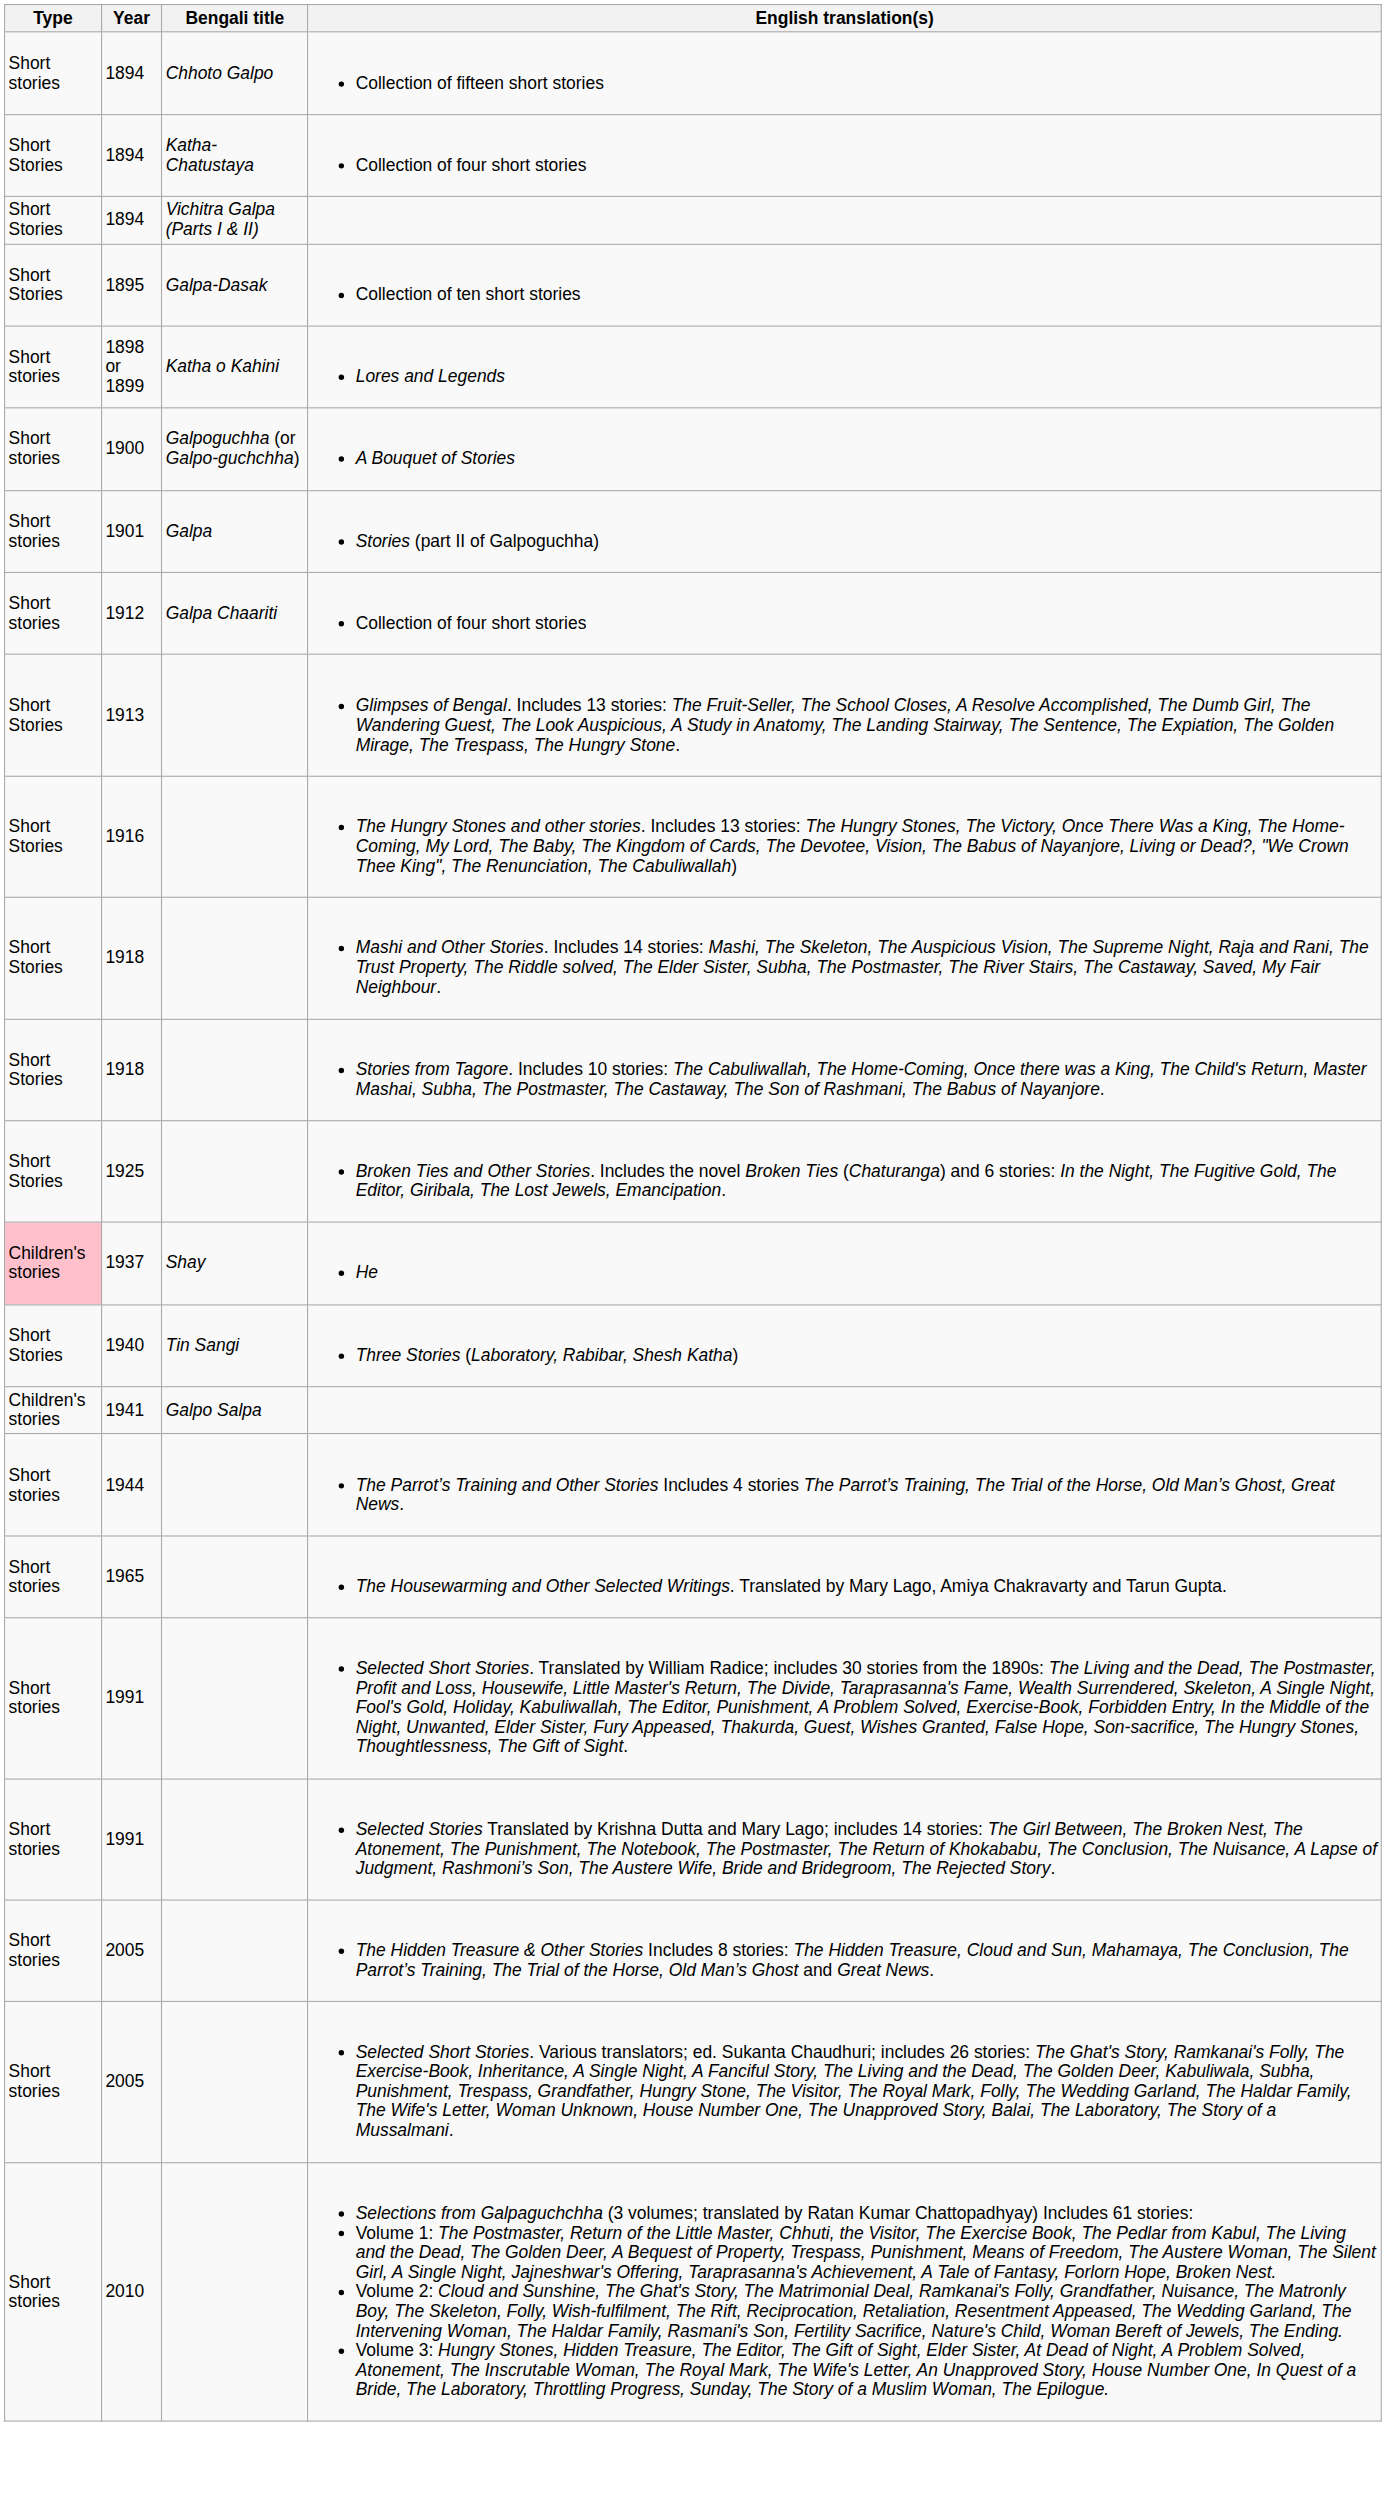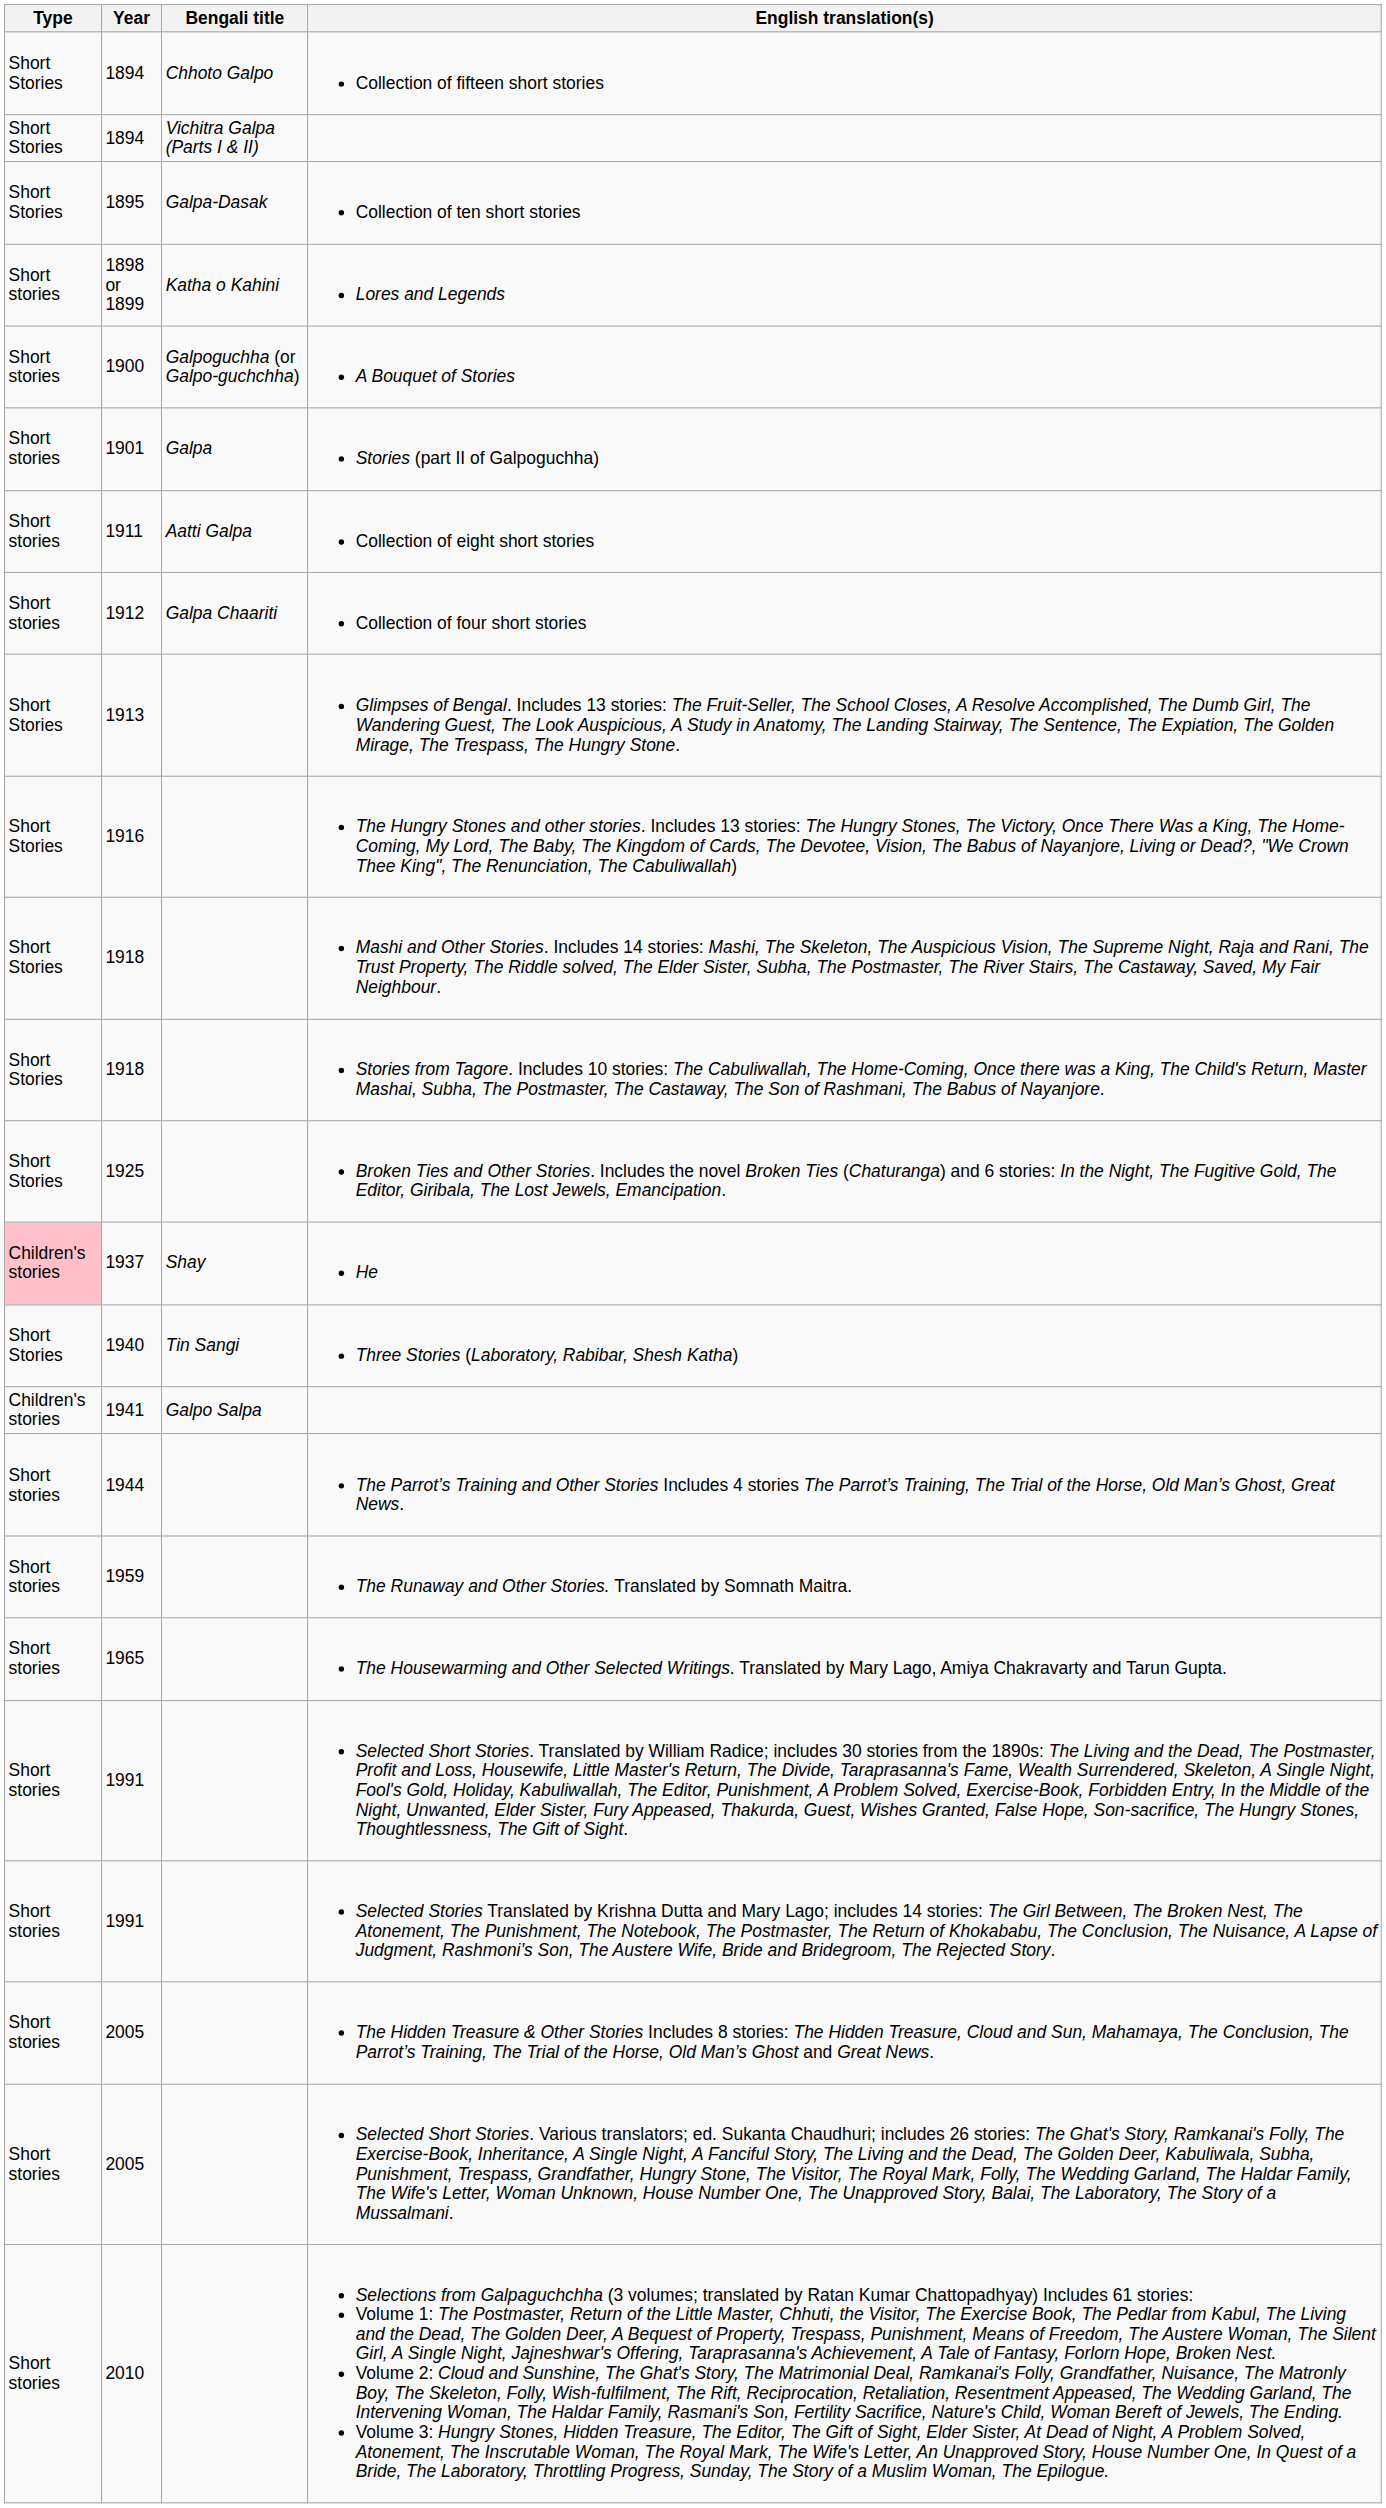(34, 73) Short stories -> (36, 73) Short Stories
- row: (125, 155)
+ row: (124, 531)
+ row: (125, 1576)
